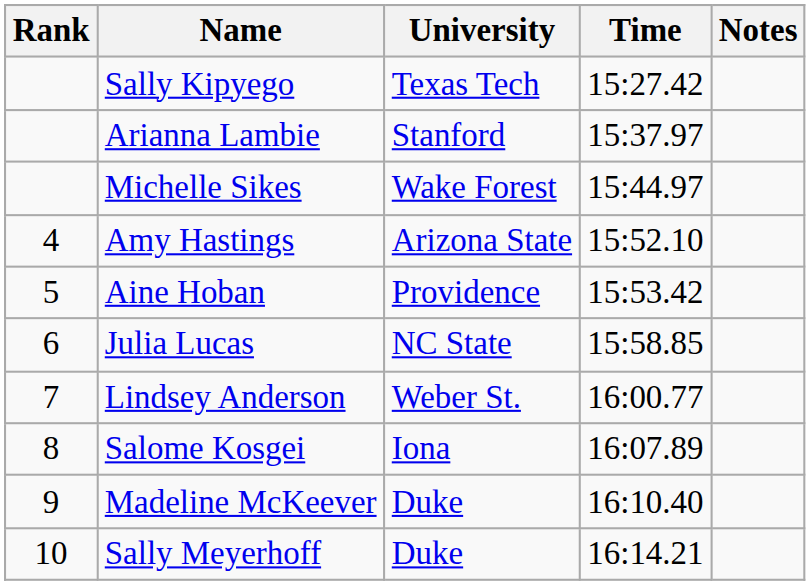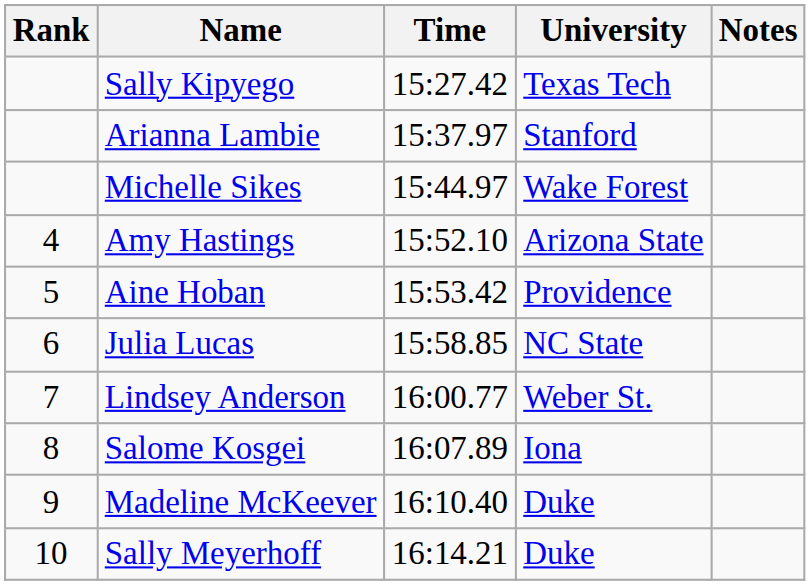columns swapped: (482, 30) <-> (645, 30)
